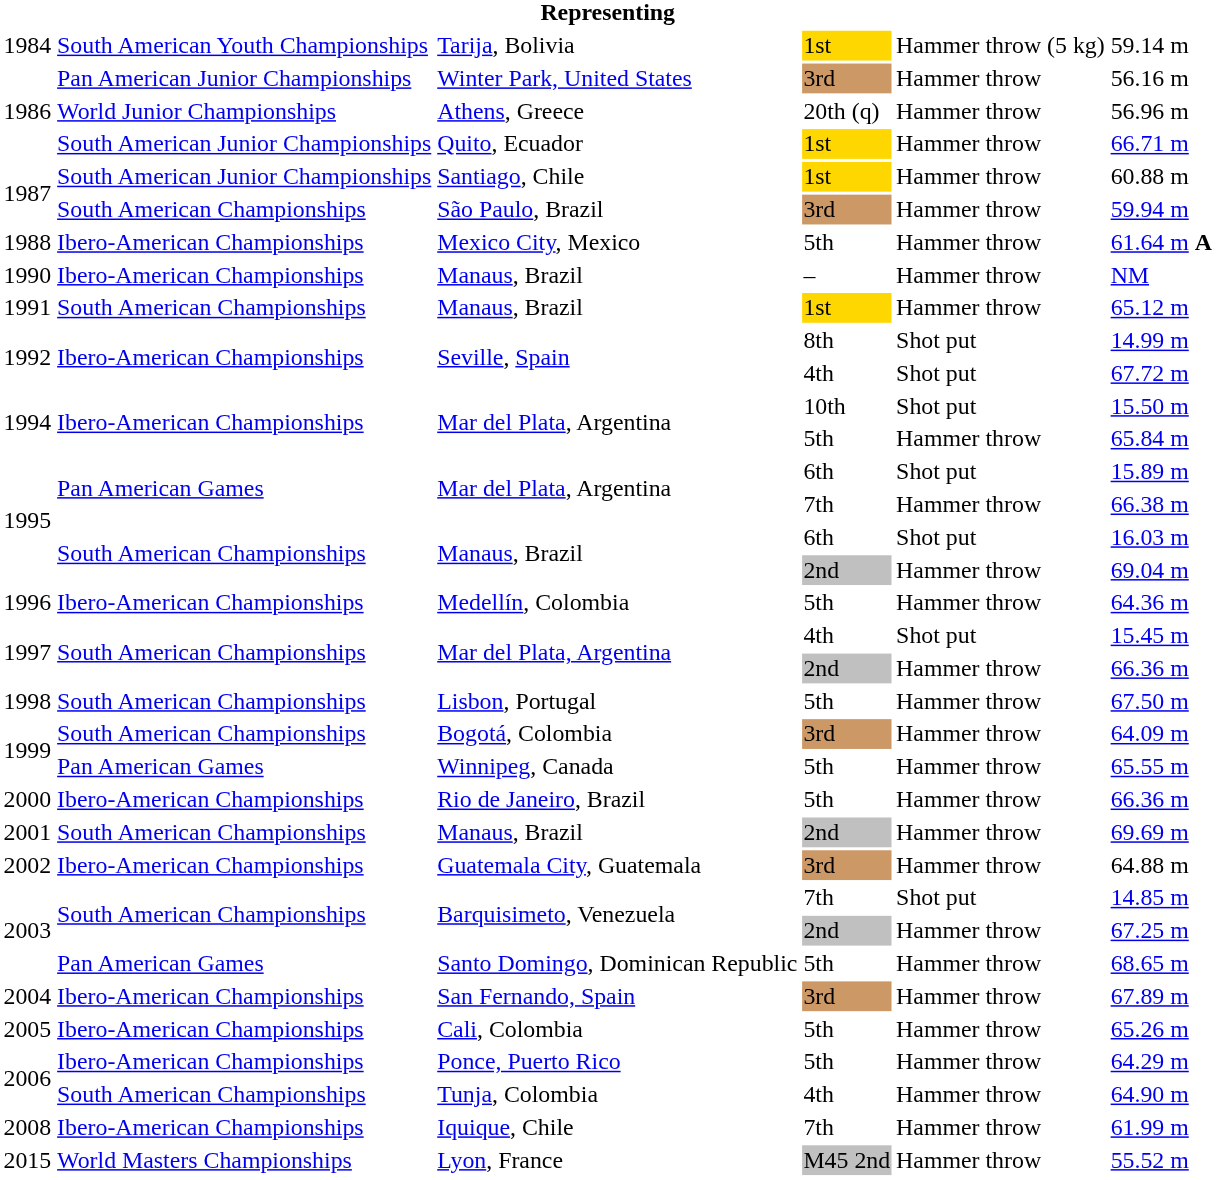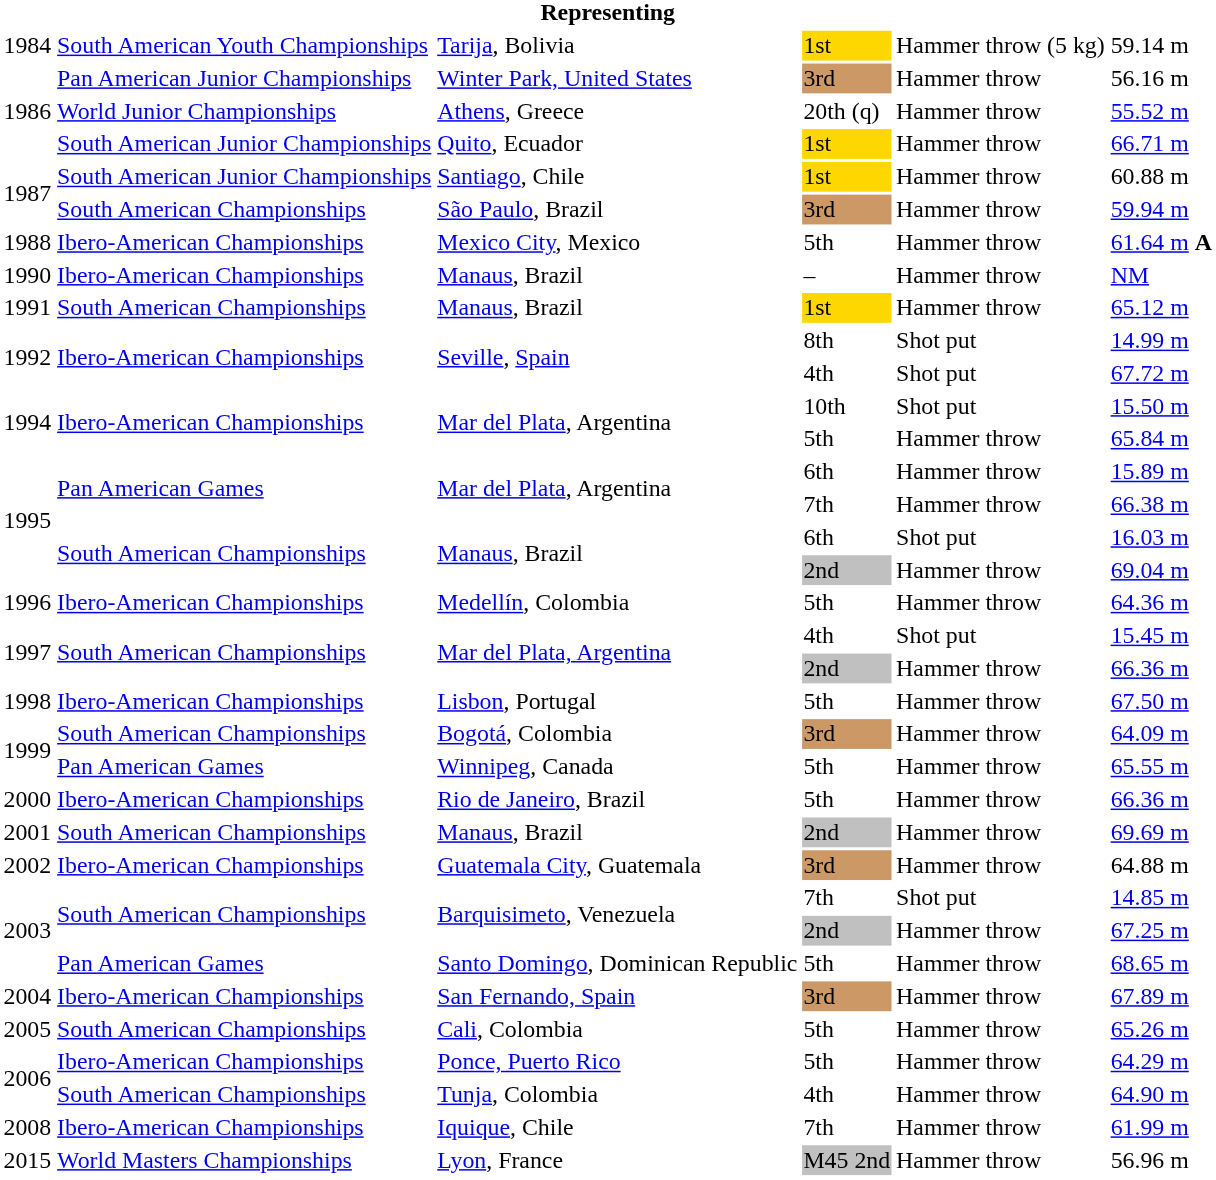(1150, 110) 56.96 m -> (1150, 110) 55.52 m
(936, 471) Shot put -> (969, 471) Hammer throw
(211, 701) South American Championships -> (210, 701) Ibero-American Championships
(210, 1028) Ibero-American Championships -> (211, 1028) South American Championships
(1150, 1159) 55.52 m -> (1150, 1159) 56.96 m
